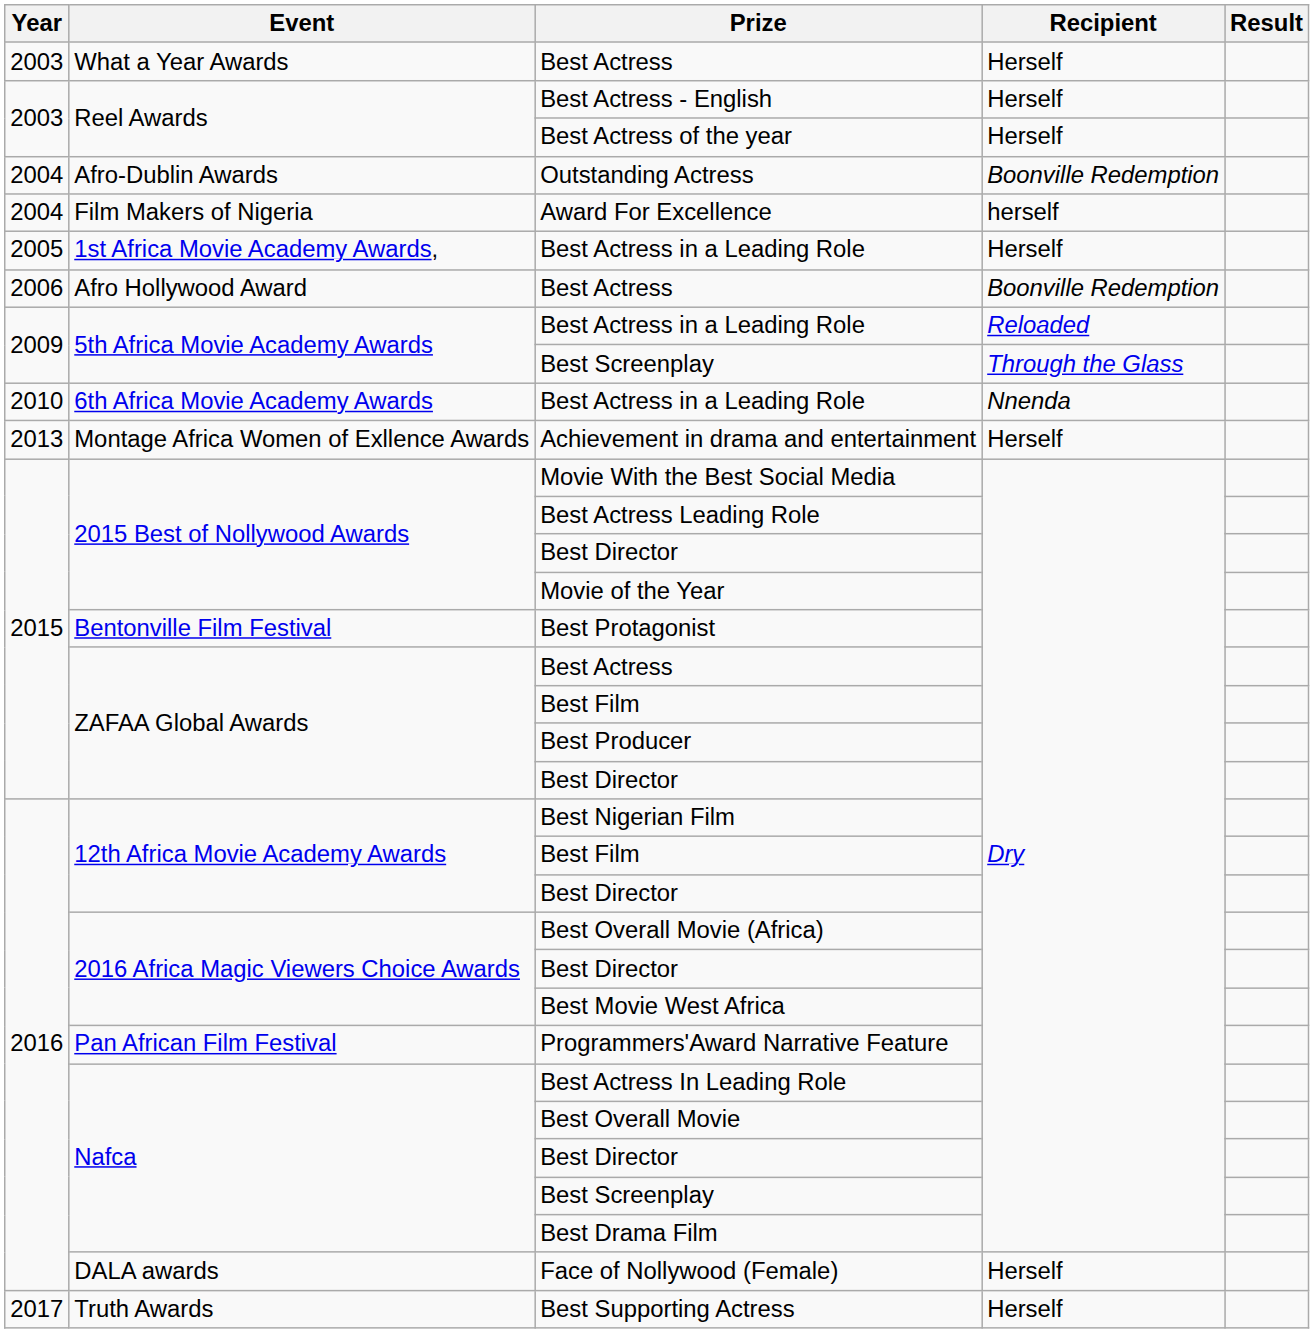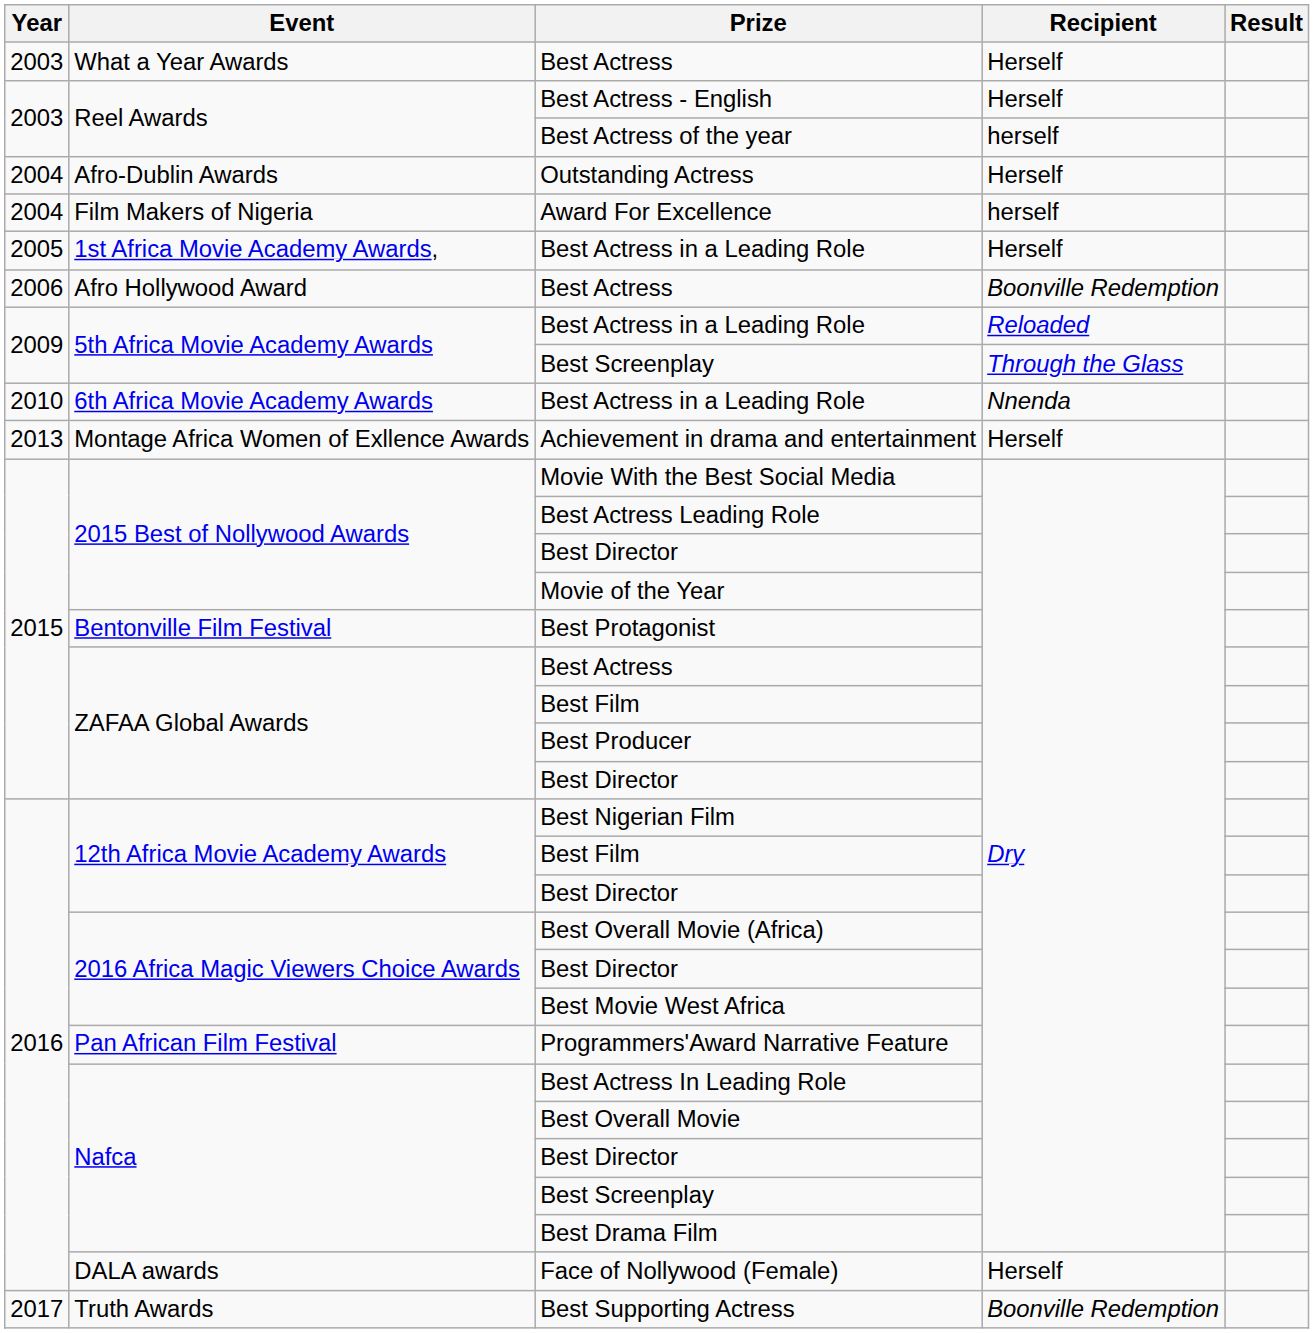(1025, 136) Herself -> (1023, 136) herself
(1103, 174) Boonville Redemption -> (1025, 174) Herself
(1025, 1308) Herself -> (1103, 1308) Boonville Redemption
